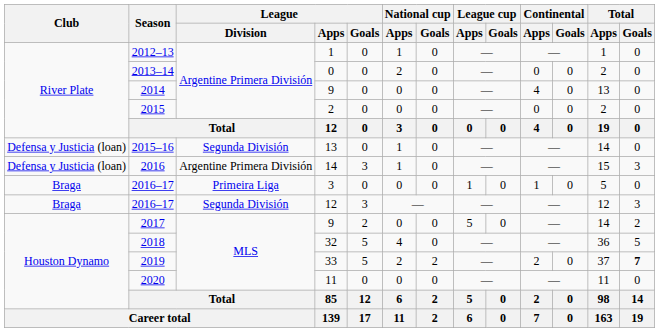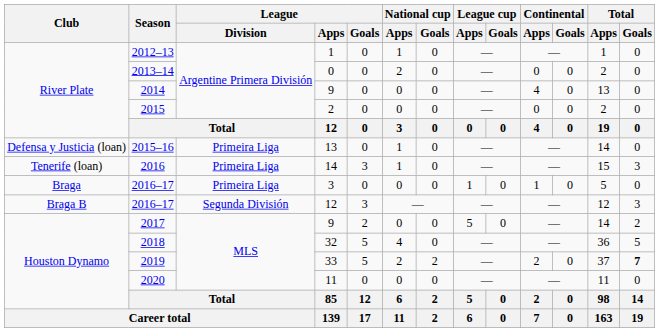(246, 147) Segunda División -> (246, 147) Primeira Liga
(67, 166) Defensa y Justicia (loan) -> (67, 166) Tenerife (loan)
(246, 166) Argentine Primera División -> (246, 166) Primeira Liga
(67, 204) Braga -> (67, 204) Braga B
